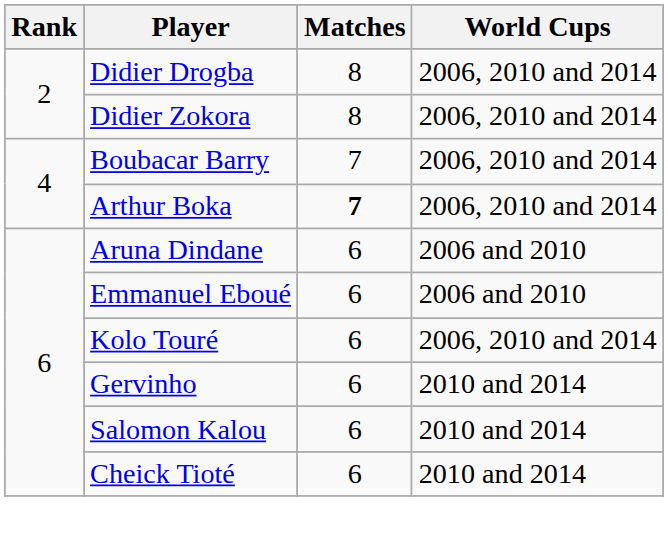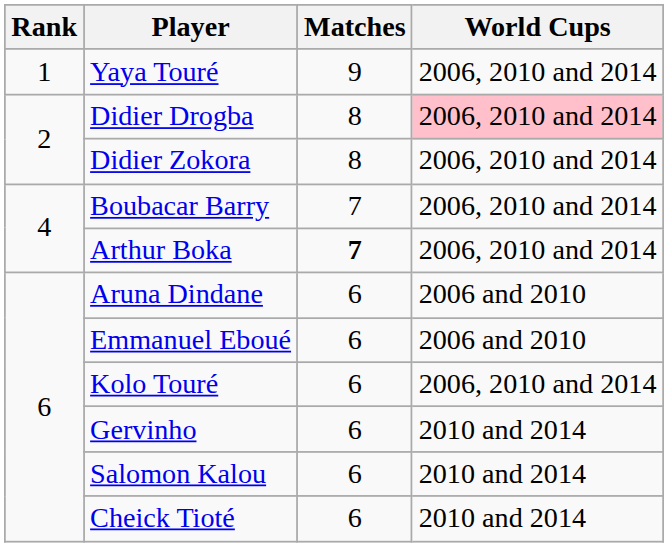+ row: (154, 71)
(538, 71) no background -> (538, 116) pink background
